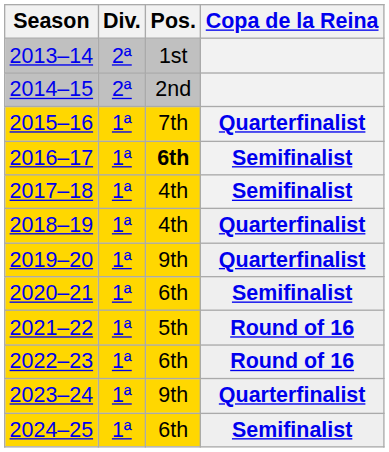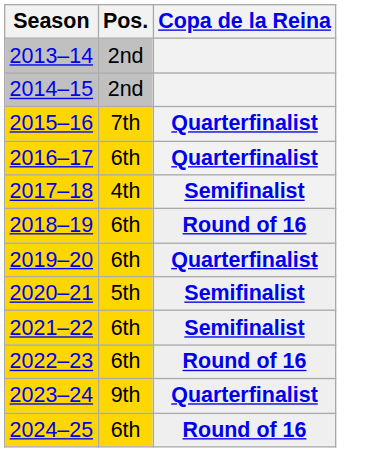- column: (122, 21)
(173, 55) 1st -> (126, 55) 2nd
(173, 157) bold -> (126, 157) normal
(292, 157) Semifinalist -> (245, 157) Quarterfinalist
(173, 225) 4th -> (126, 225) 6th
(292, 225) Quarterfinalist -> (245, 225) Round of 16
(173, 259) 9th -> (126, 259) 6th
(173, 293) 6th -> (126, 293) 5th
(173, 327) 5th -> (126, 327) 6th
(292, 327) Round of 16 -> (245, 327) Semifinalist
(292, 429) Semifinalist -> (245, 429) Round of 16
